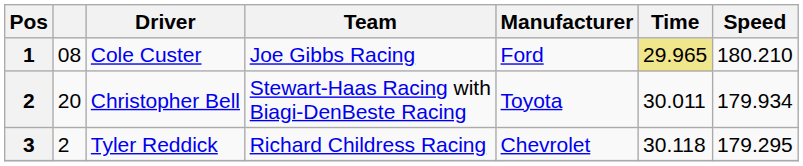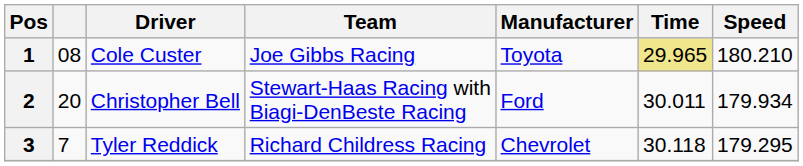(522, 55) Ford -> (531, 55) Toyota
(531, 100) Toyota -> (522, 100) Ford
(64, 145) 2 -> (64, 145) 7
